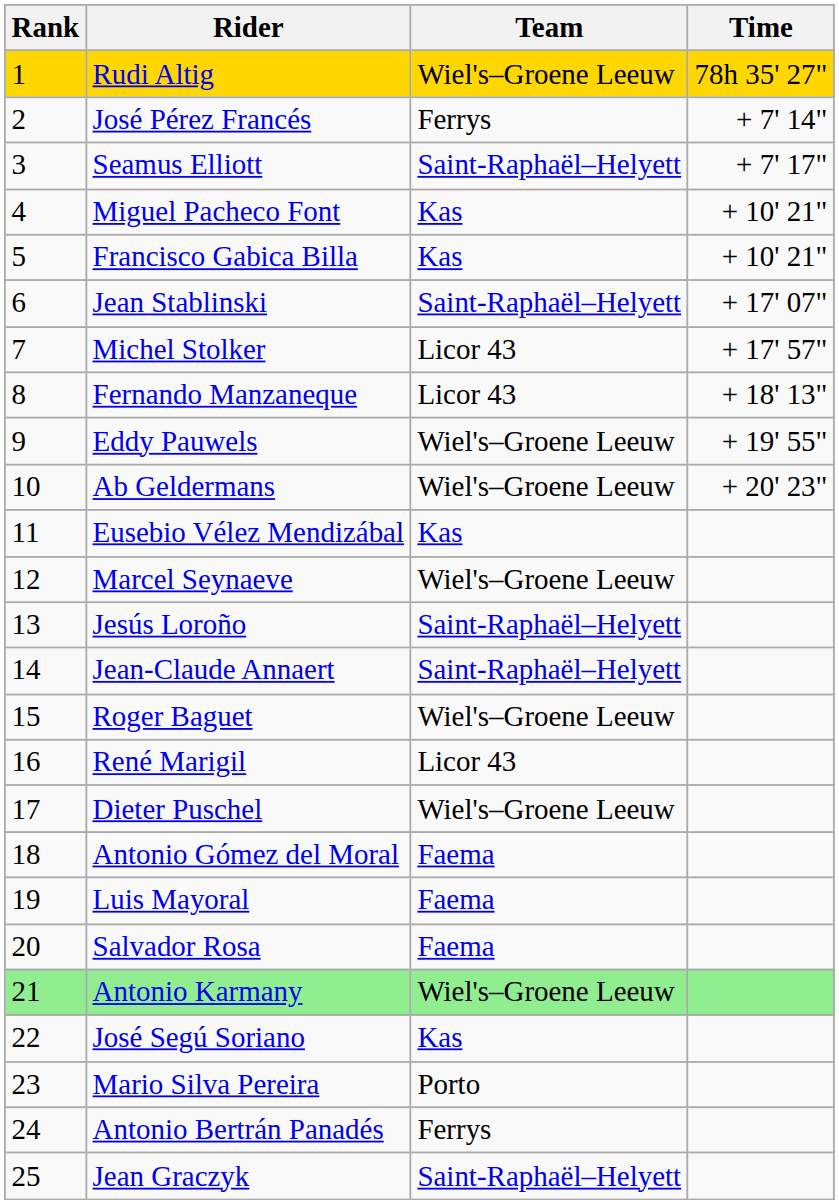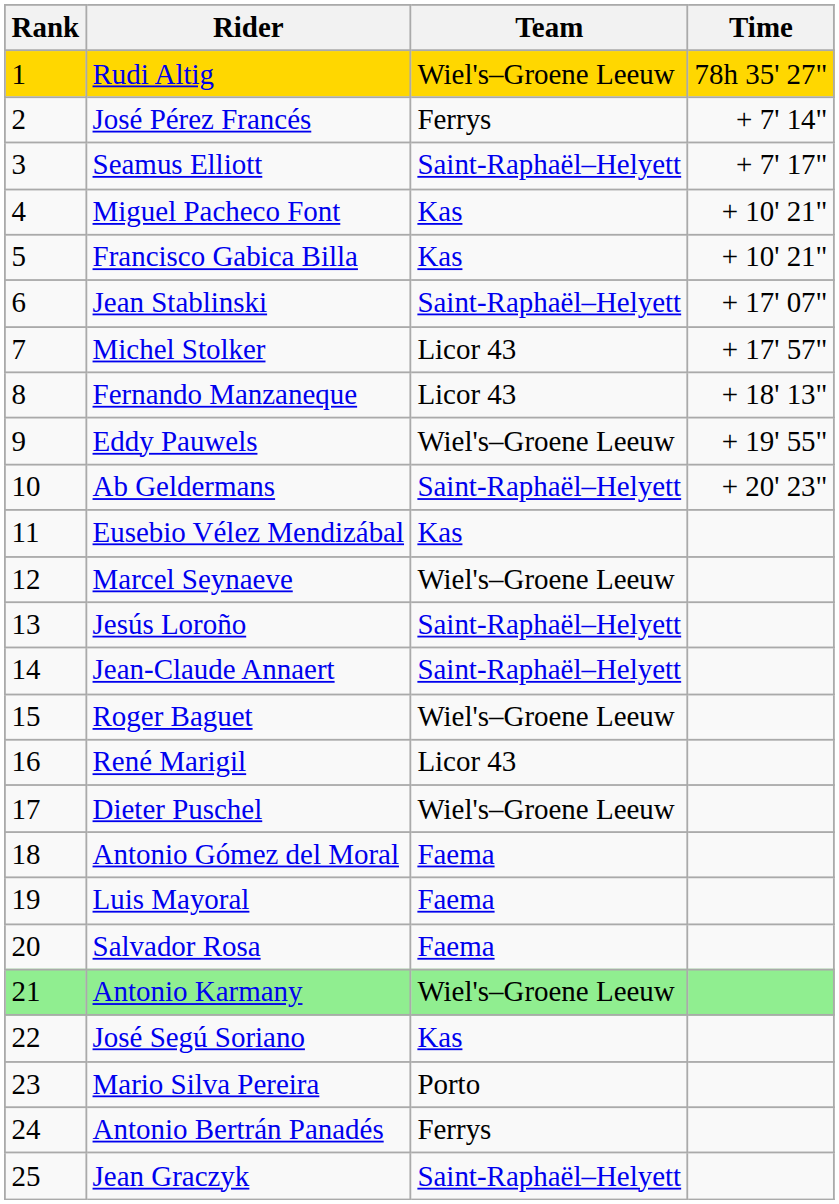(546, 486) Wiel's–Groene Leeuw -> (549, 486) Saint-Raphaël–Helyett
